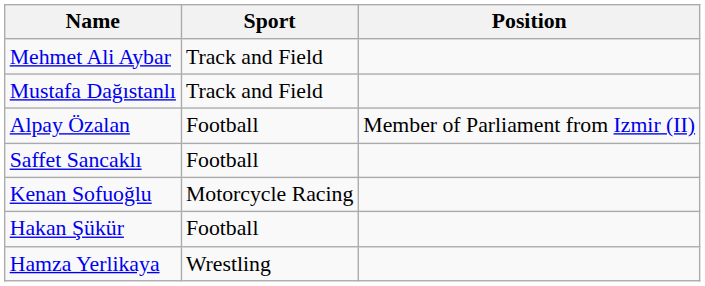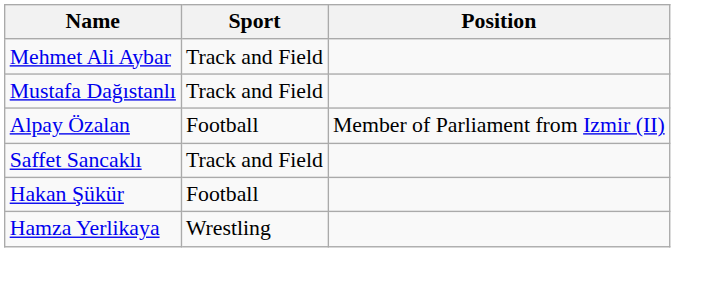(222, 159) Football -> (254, 159) Track and Field
- row: (81, 194)
